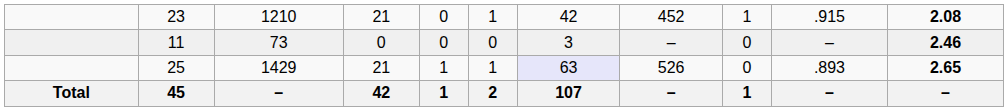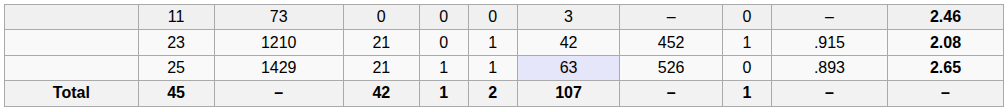rows swapped: (176, 17) <-> (176, 42)
